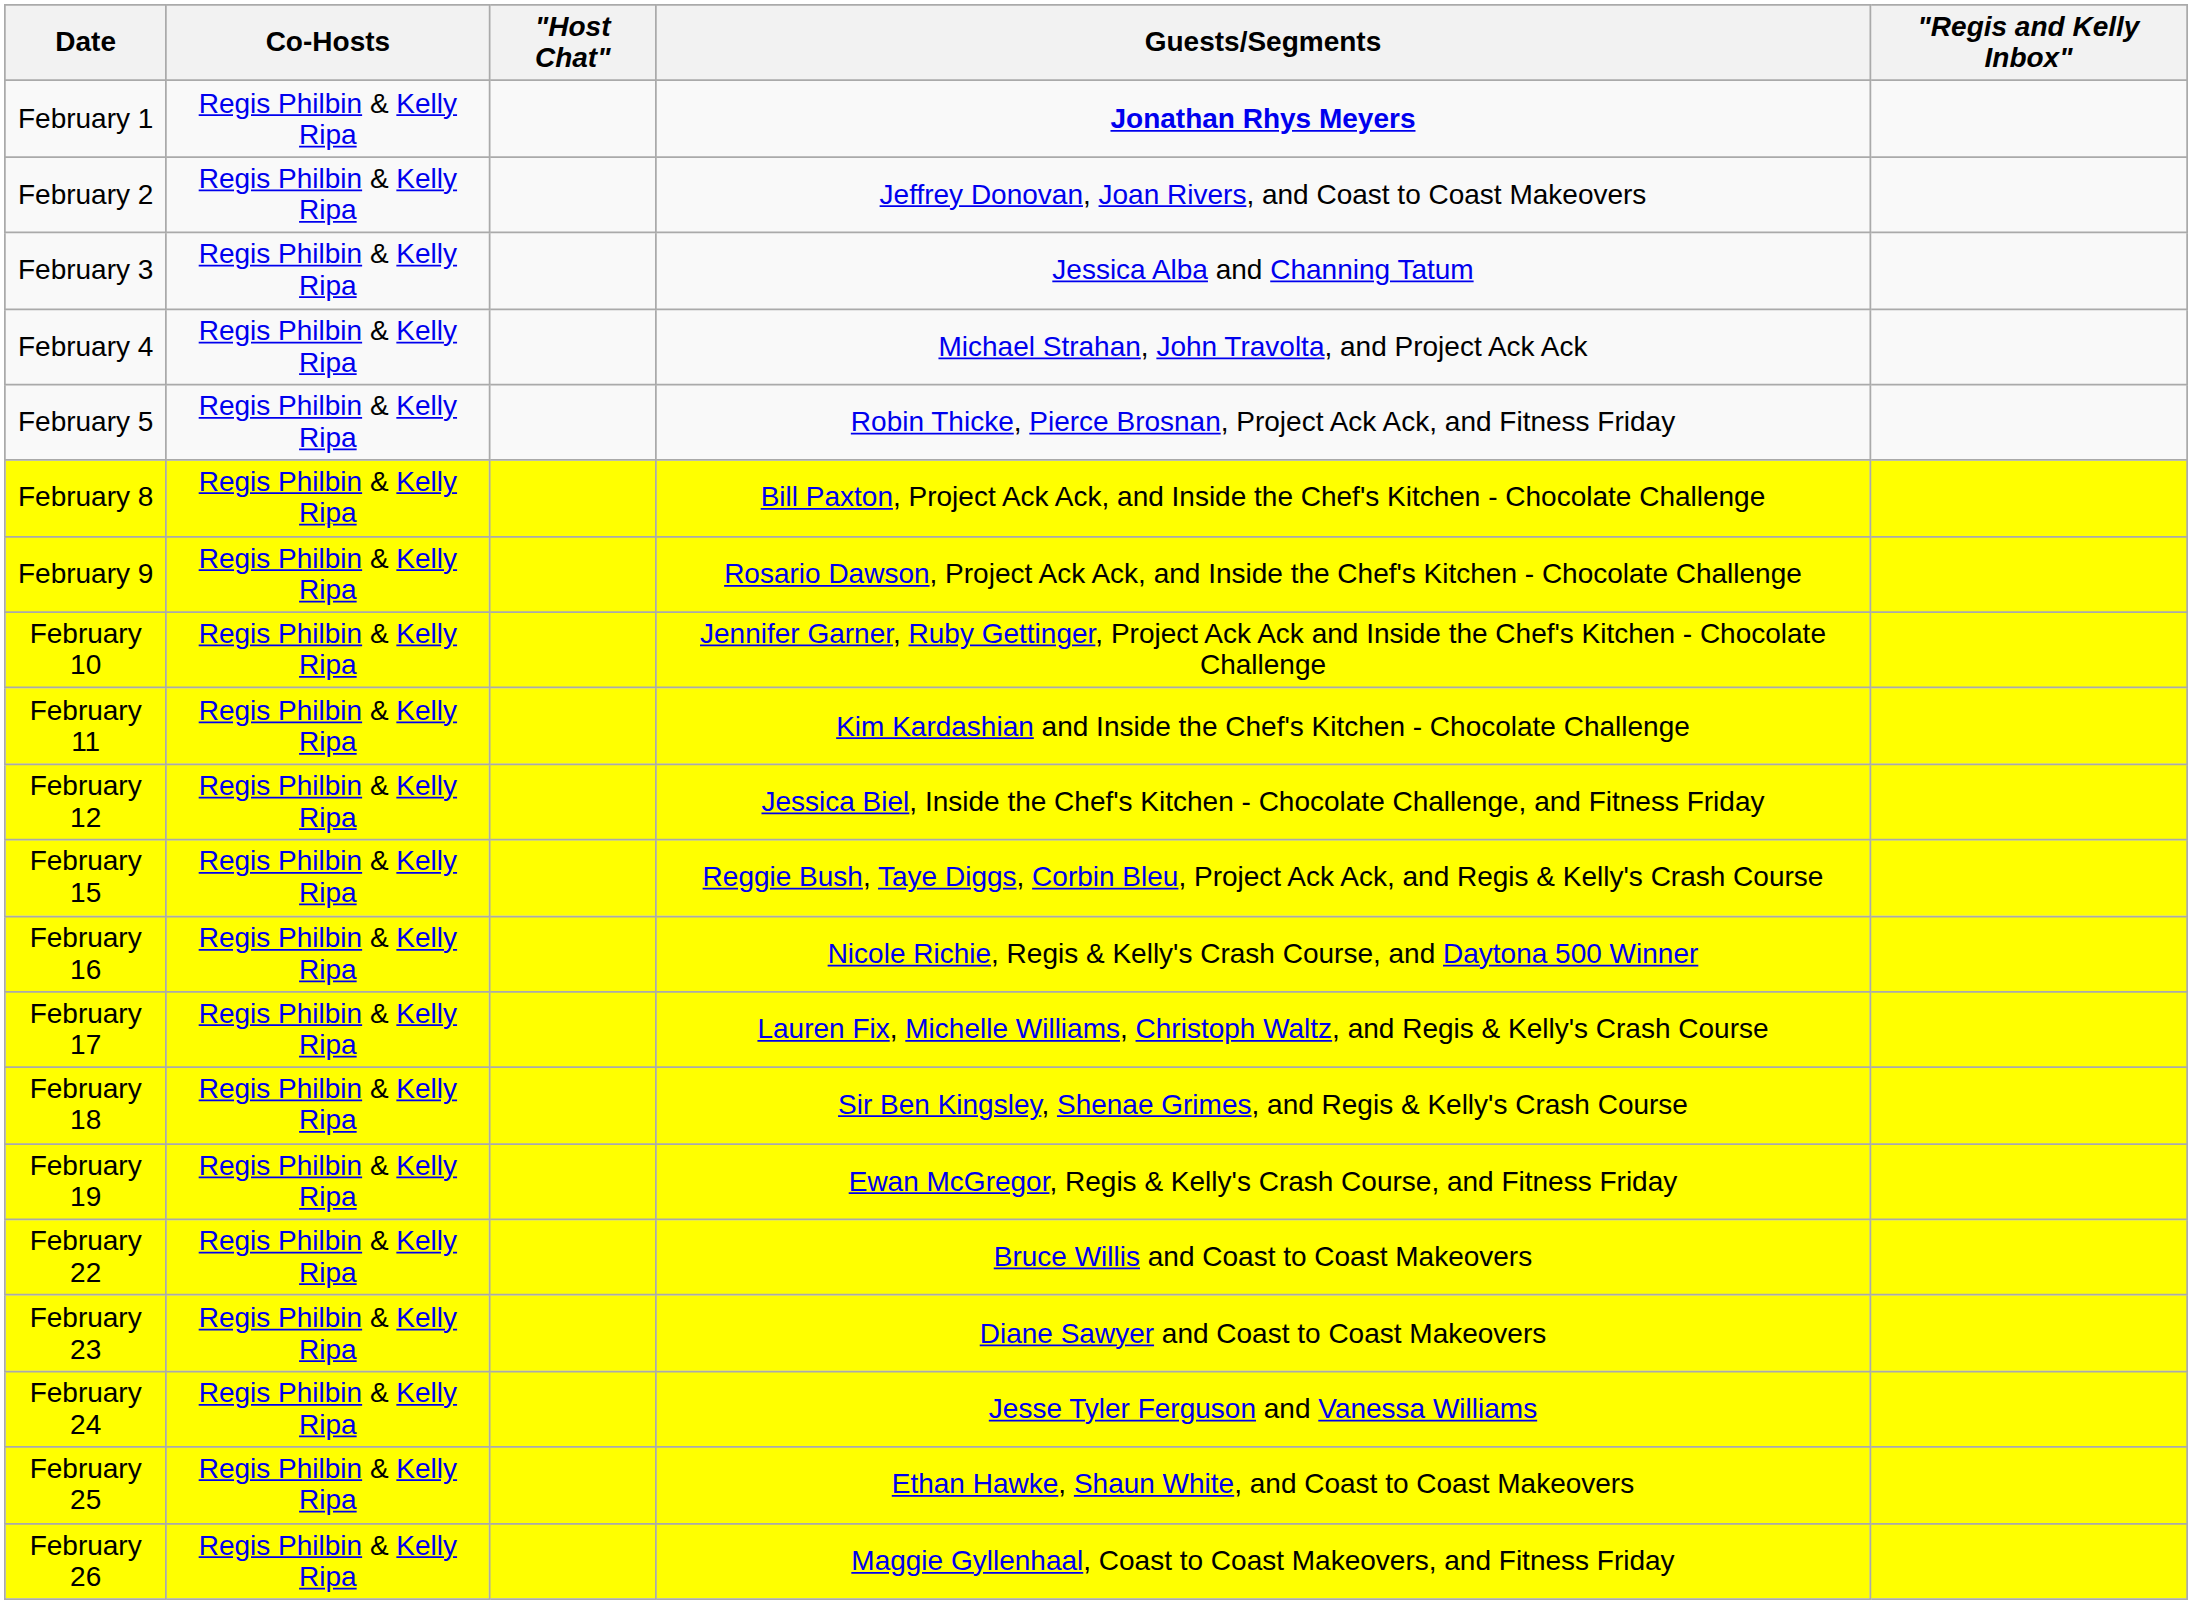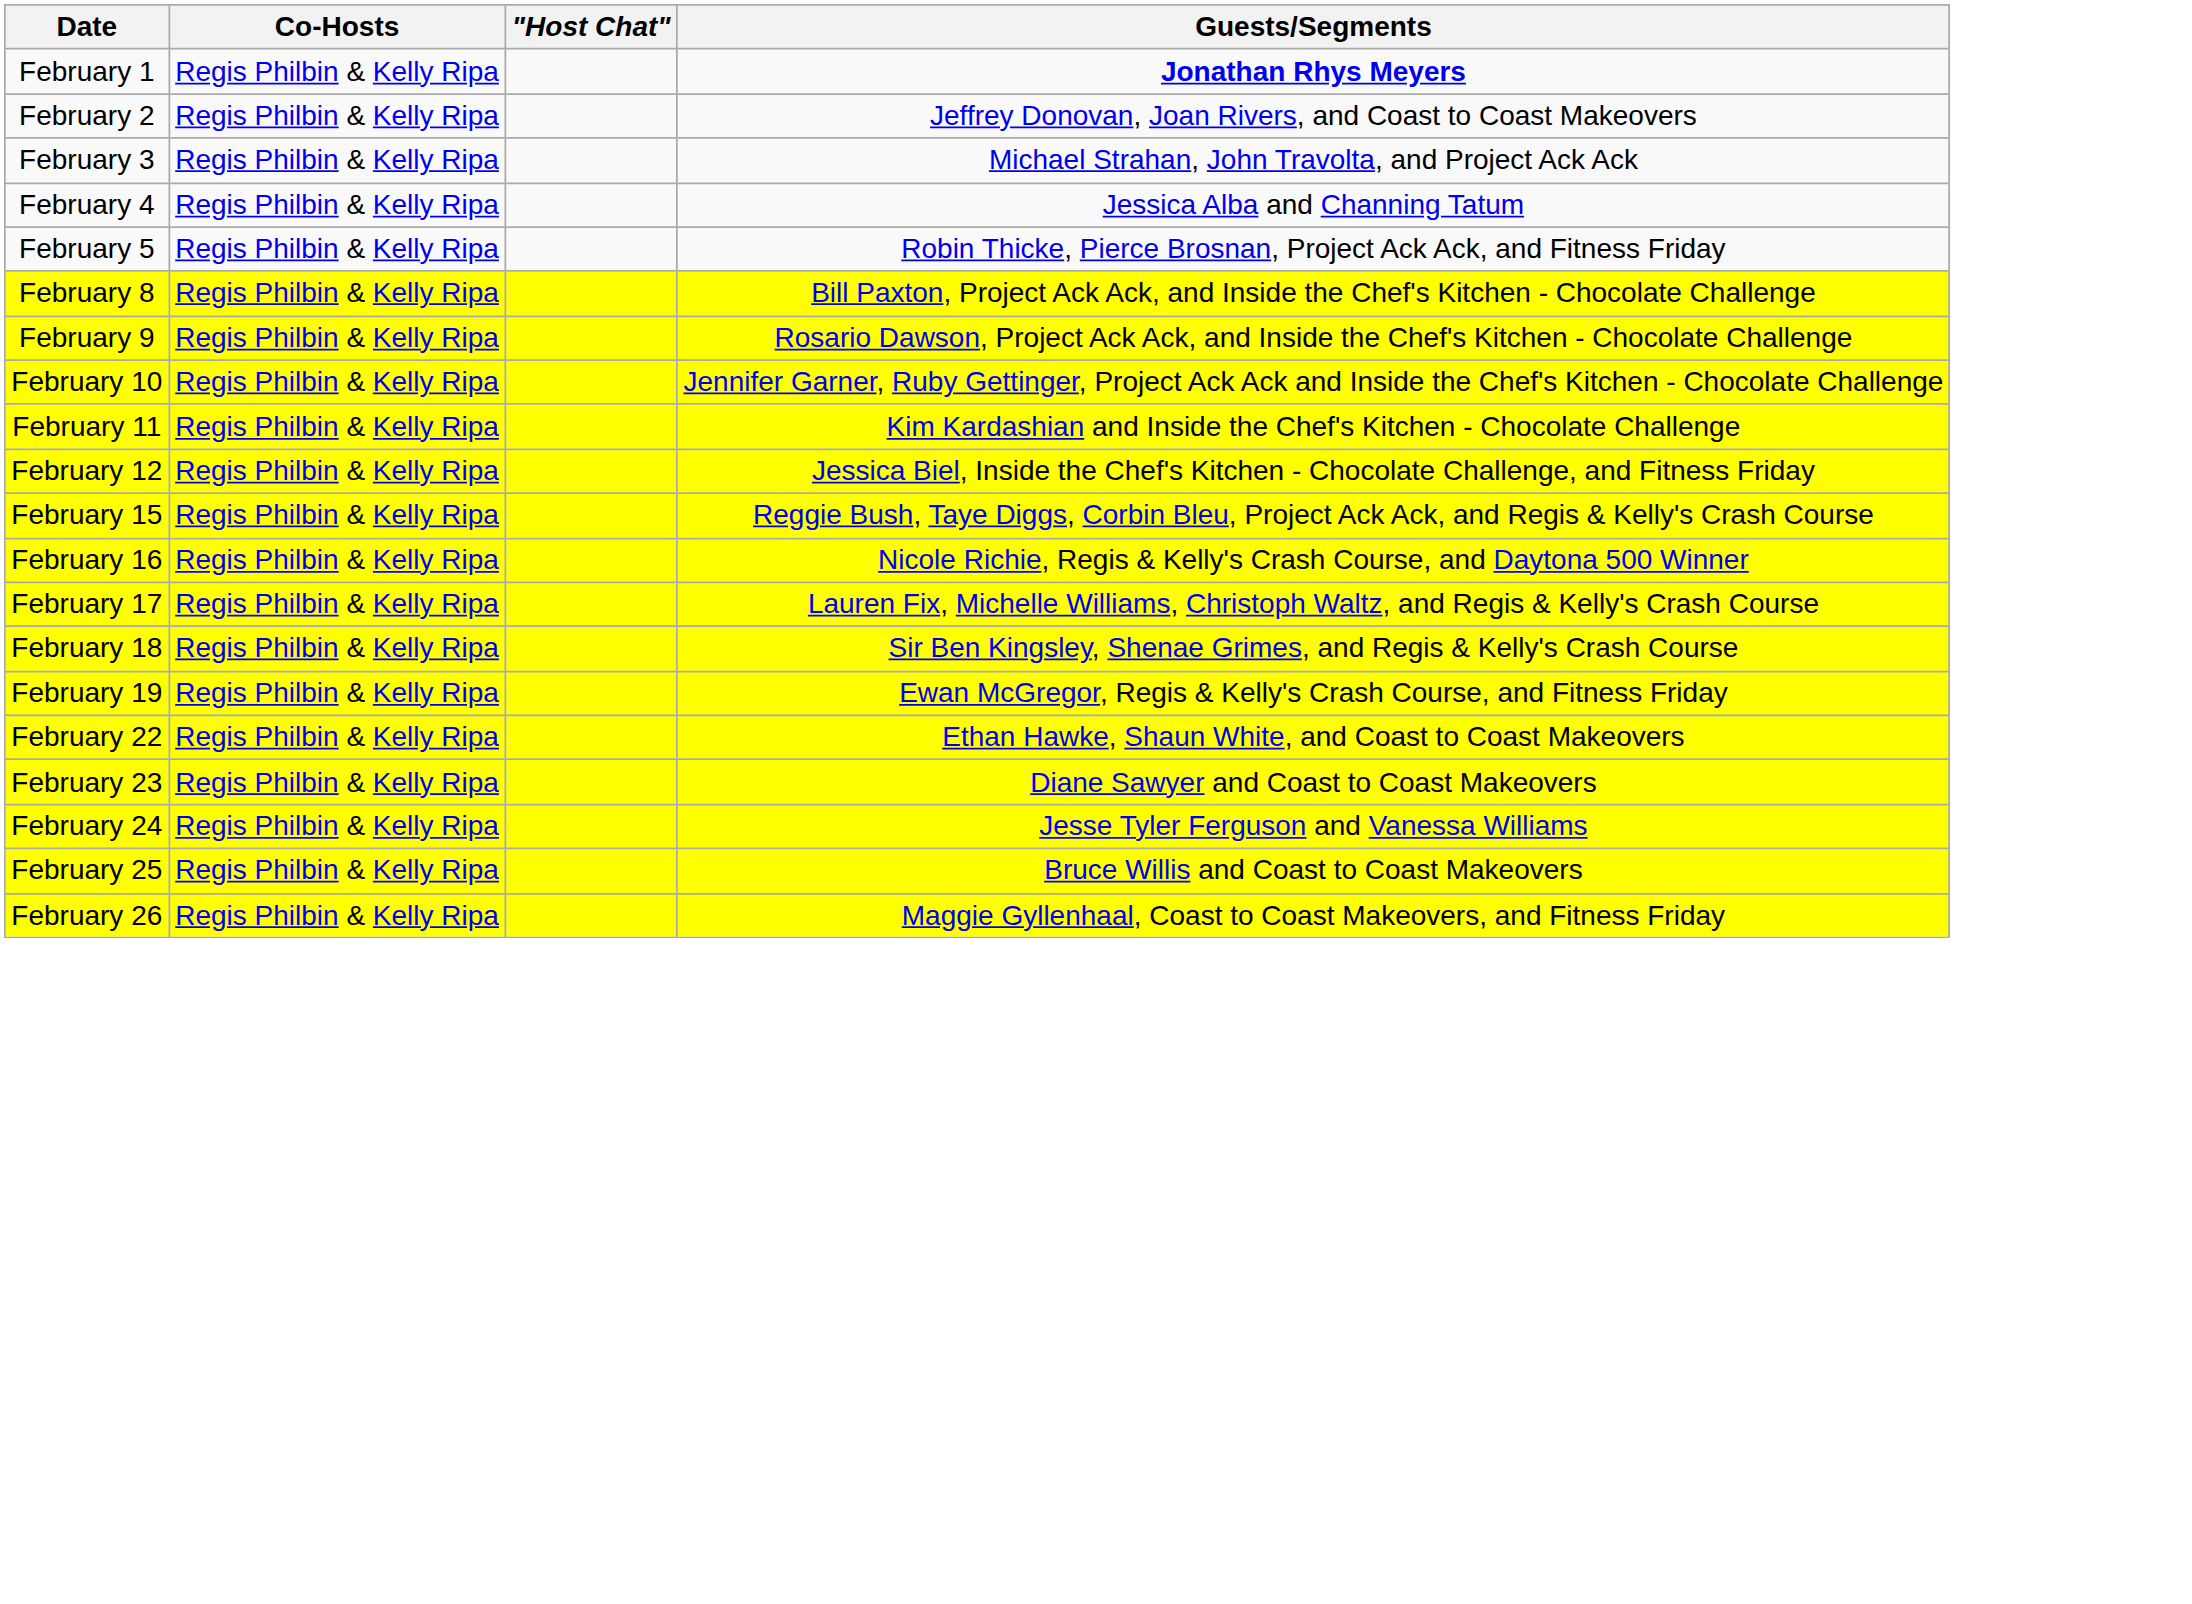- column: (2028, 42)
(1263, 270) Jessica Alba and Channing Tatum -> (1313, 159) Michael Strahan, John Travolta, and Project Ack Ack
(1263, 346) Michael Strahan, John Travolta, and Project Ack Ack -> (1313, 204) Jessica Alba and Channing Tatum
(1263, 1256) Bruce Willis and Coast to Coast Makeovers -> (1313, 737) Ethan Hawke, Shaun White, and Coast to Coast Makeovers
(1263, 1484) Ethan Hawke, Shaun White, and Coast to Coast Makeovers -> (1313, 870) Bruce Willis and Coast to Coast Makeovers
